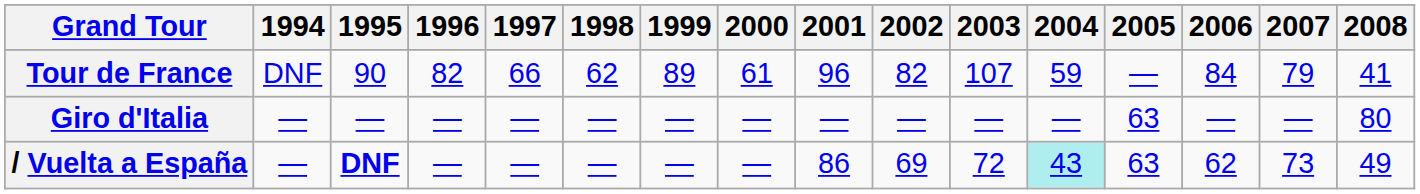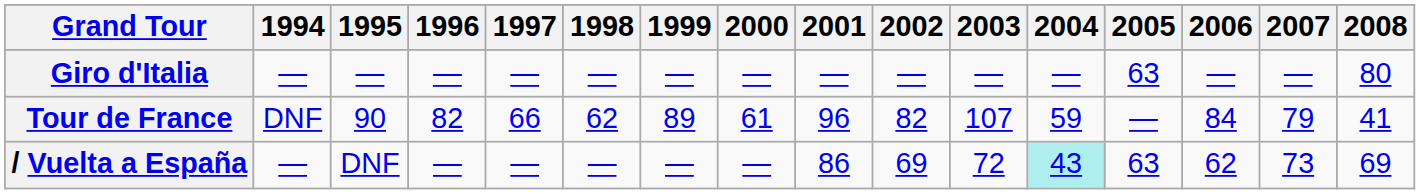rows swapped: (129, 118) <-> (129, 73)
(370, 164) bold -> (370, 164) normal
(1375, 164) 49 -> (1375, 164) 69
